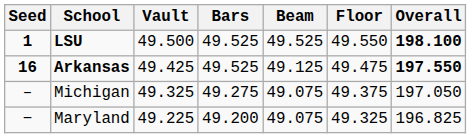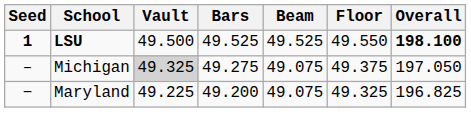- row: (92, 69)
(166, 94) no background -> (166, 69) lightgrey background
